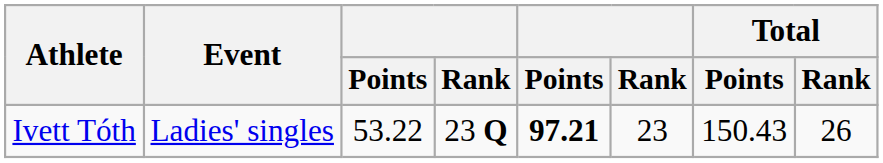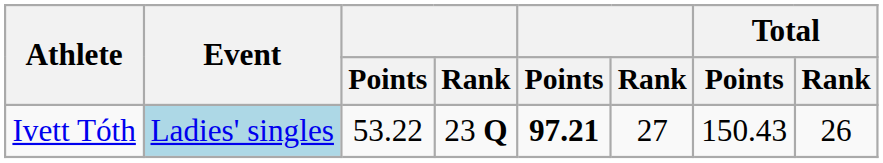(242, 130) no background -> (242, 130) lightblue background
(652, 130) 23 -> (652, 130) 27
